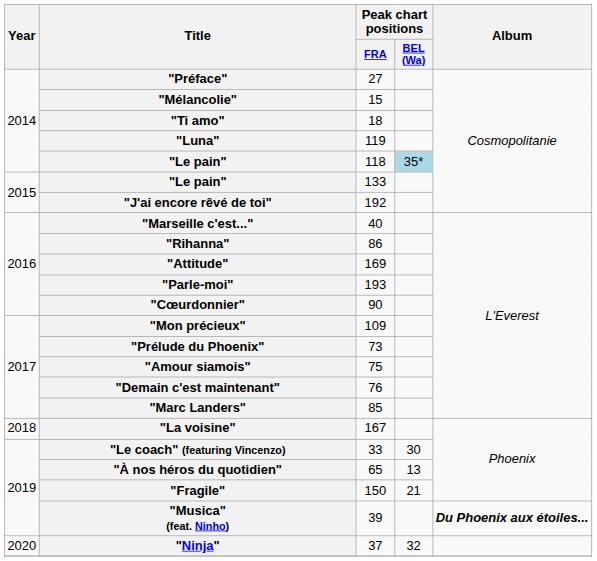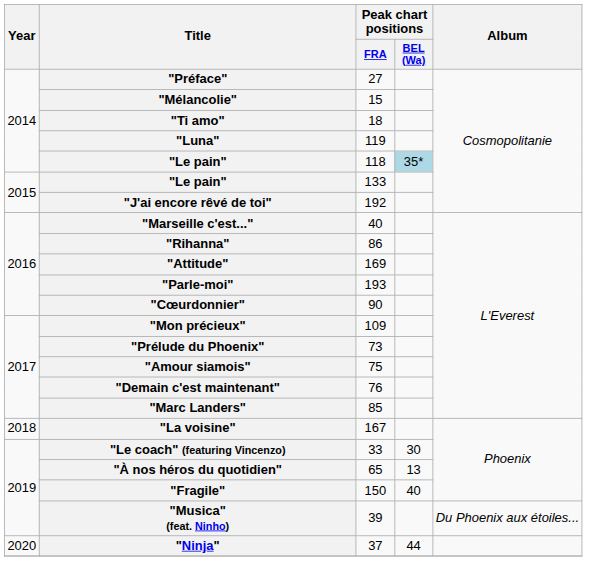(414, 490) 21 -> (414, 490) 40
(512, 518) bold -> (507, 518) normal
(414, 546) 32 -> (414, 546) 44
